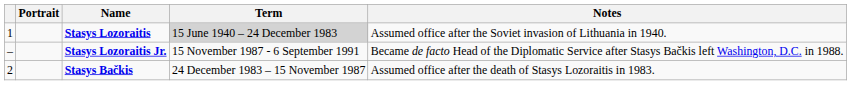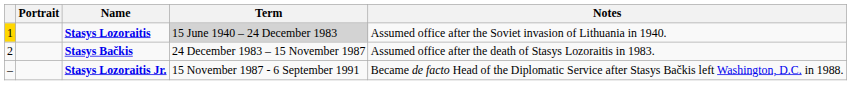(10, 32) no background -> (10, 32) gold background
rows swapped: (99, 70) <-> (116, 51)
